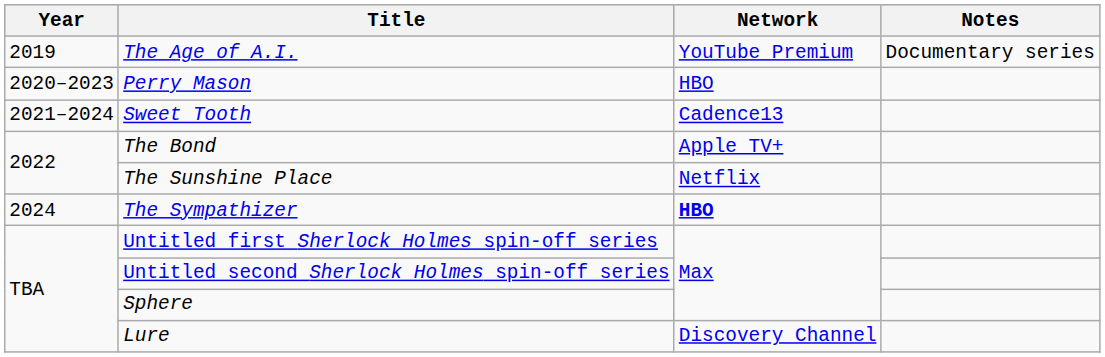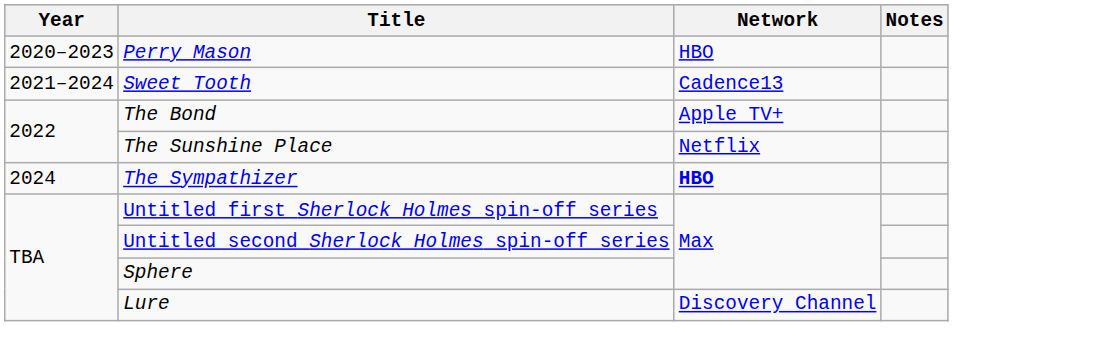- row: (210, 52)
